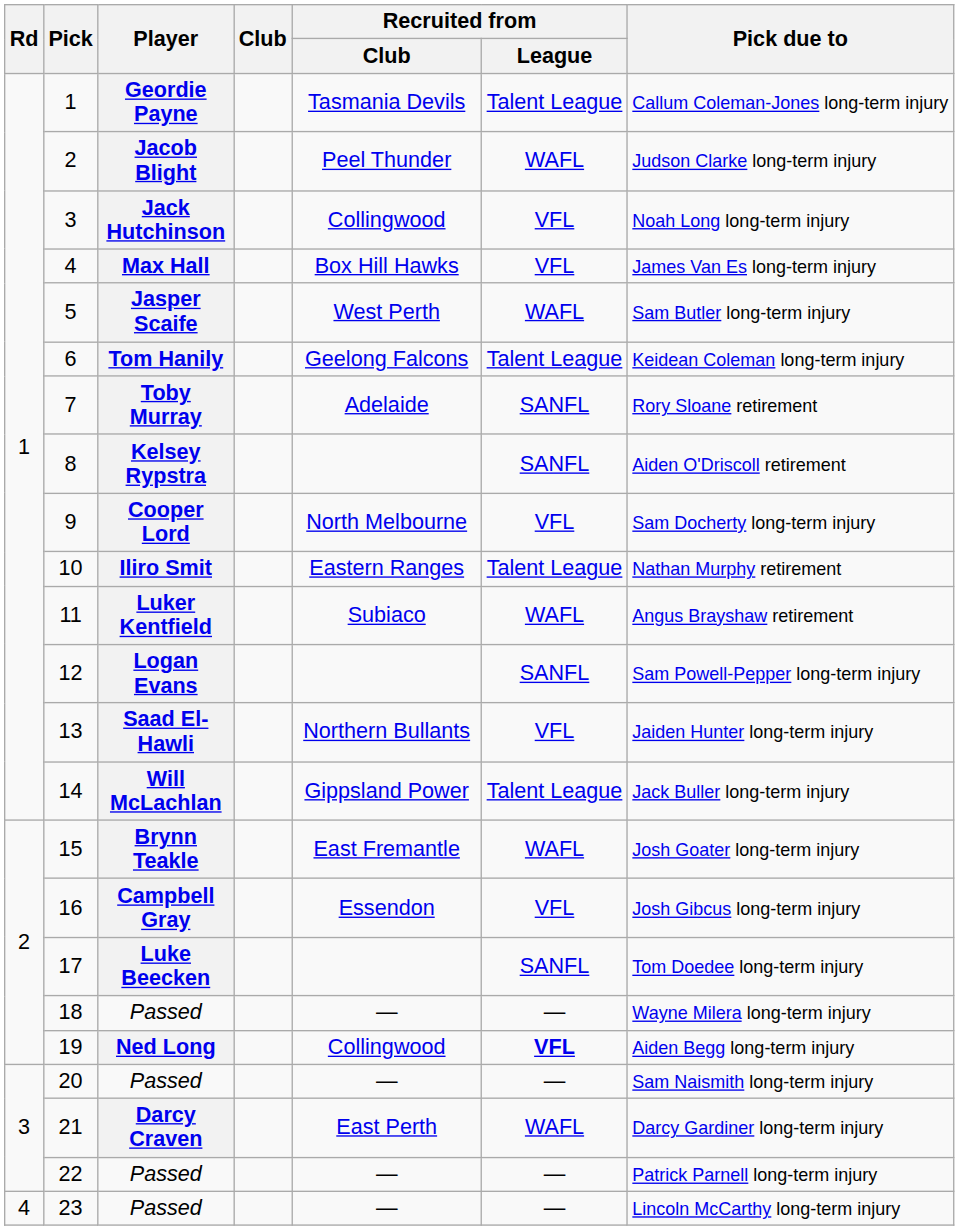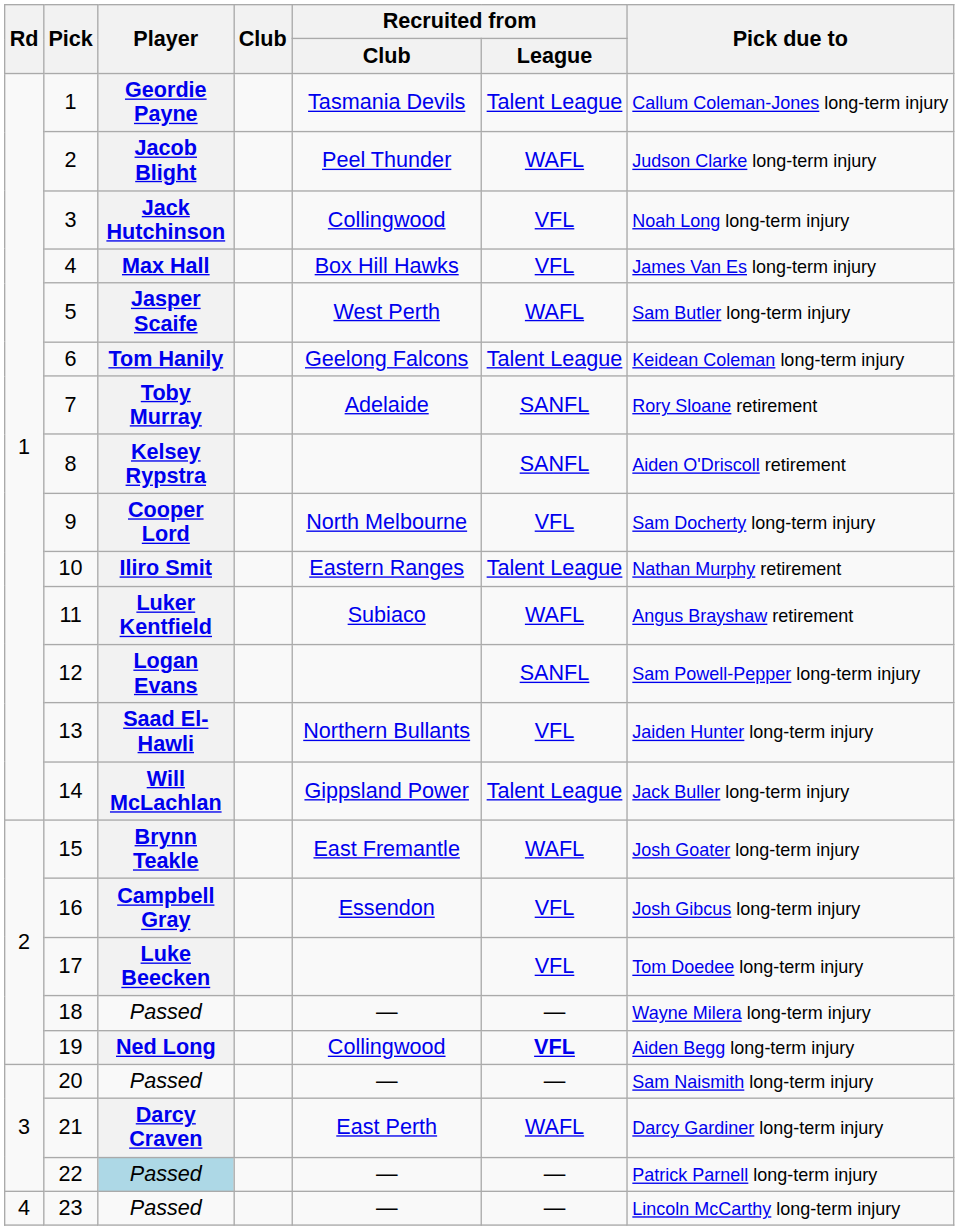(554, 966) SANFL -> (555, 966) VFL
(166, 1174) no background -> (166, 1174) lightblue background
